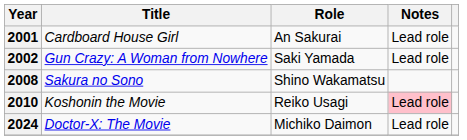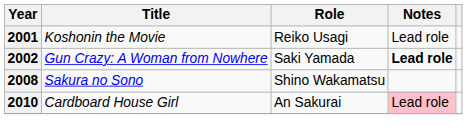(111, 37) Cardboard House Girl -> (105, 37) Koshonin the Movie
(308, 37) An Sakurai -> (311, 37) Reiko Usagi
(420, 59) normal -> (422, 59) bold
(105, 102) Koshonin the Movie -> (111, 102) Cardboard House Girl
(311, 102) Reiko Usagi -> (308, 102) An Sakurai
- row: (23, 124)
